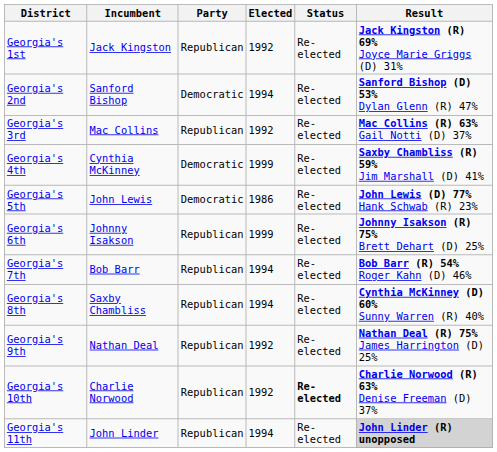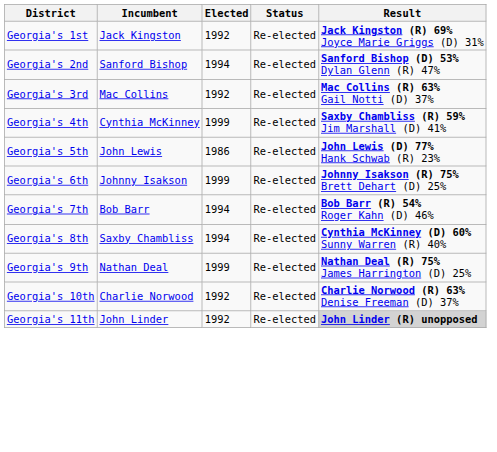- column: (212, 13)
(261, 345) 1992 -> (217, 267) 1999
(319, 392) bold -> (285, 296) normal
(261, 433) 1994 -> (217, 319) 1992
